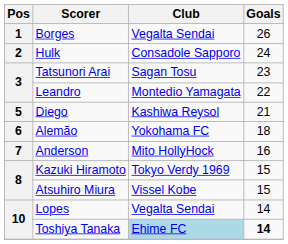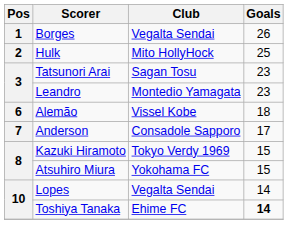(186, 53) Consadole Sapporo -> (173, 53) Mito HollyHock
(263, 53) 24 -> (263, 53) 25
(263, 92) 22 -> (263, 92) 23
- row: (52, 111)
(170, 131) Yokohama FC -> (164, 111) Vissel Kobe
(173, 151) Mito HollyHock -> (186, 131) Consadole Sapporo
(263, 151) 16 -> (263, 131) 17
(164, 190) Vissel Kobe -> (170, 170) Yokohama FC
(159, 229) lightblue background -> (159, 209) no background
